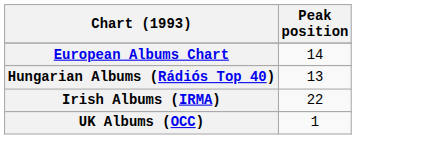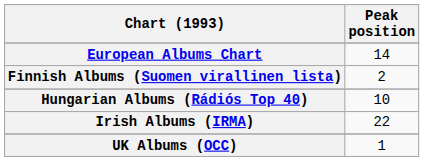+ row: (175, 77)
(315, 77) 13 -> (382, 100) 10
